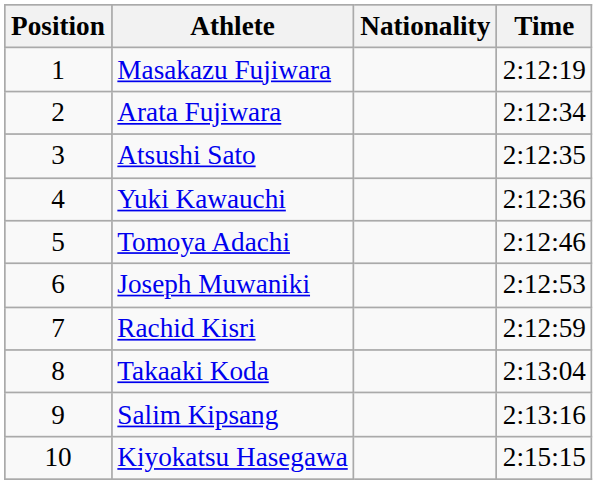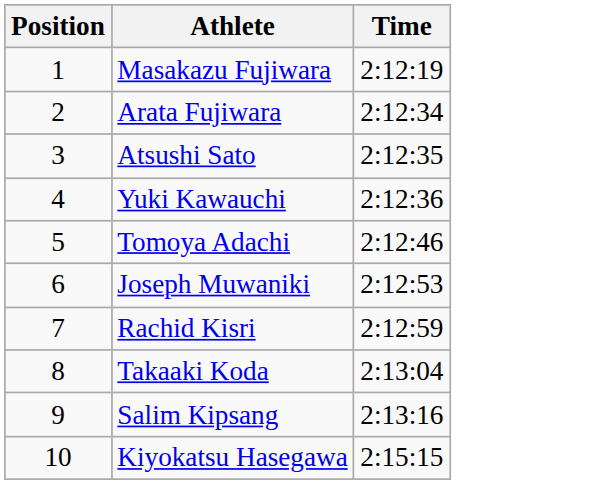- column: (425, 26)
